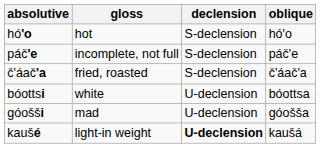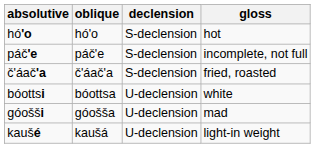columns swapped: (291, 14) <-> (127, 14)
(224, 133) bold -> (161, 133) normal
